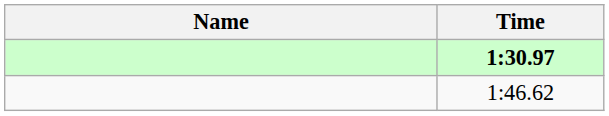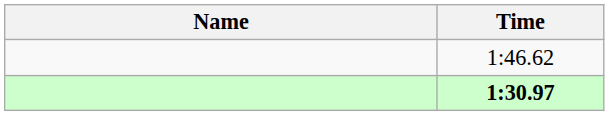rows swapped: (520, 57) <-> (520, 92)
